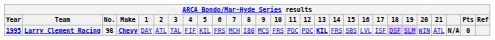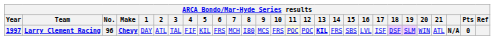(14, 30) 1995 -> (14, 30) 1997
(110, 30) 98 -> (110, 30) 96
(293, 30) no background -> (293, 30) lightyellow background
